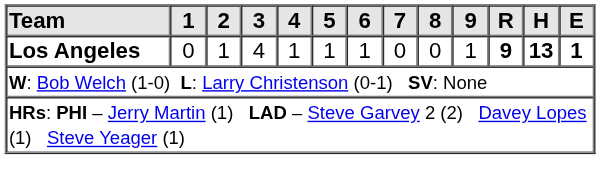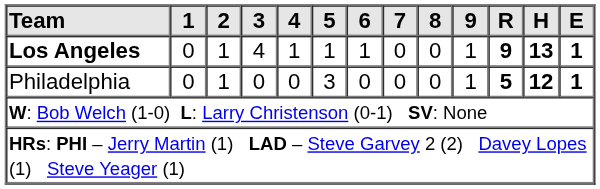+ row: (69, 81)
